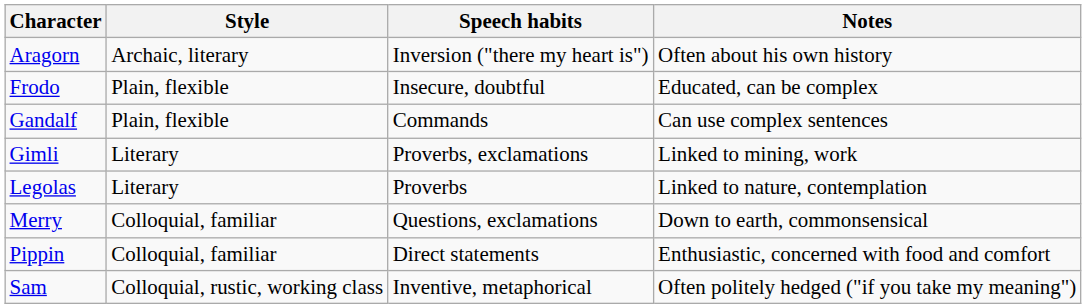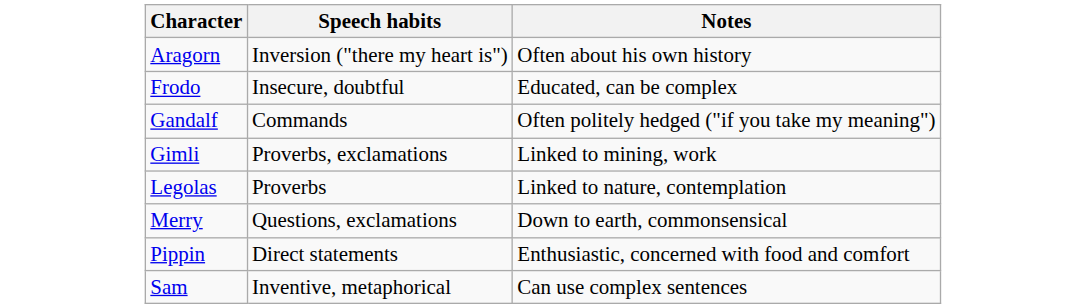- column: (247, 21)
(773, 120) Can use complex sentences -> (726, 120) Often politely hedged ("if you take my meaning")
(867, 287) Often politely hedged ("if you take my meaning") -> (632, 287) Can use complex sentences
